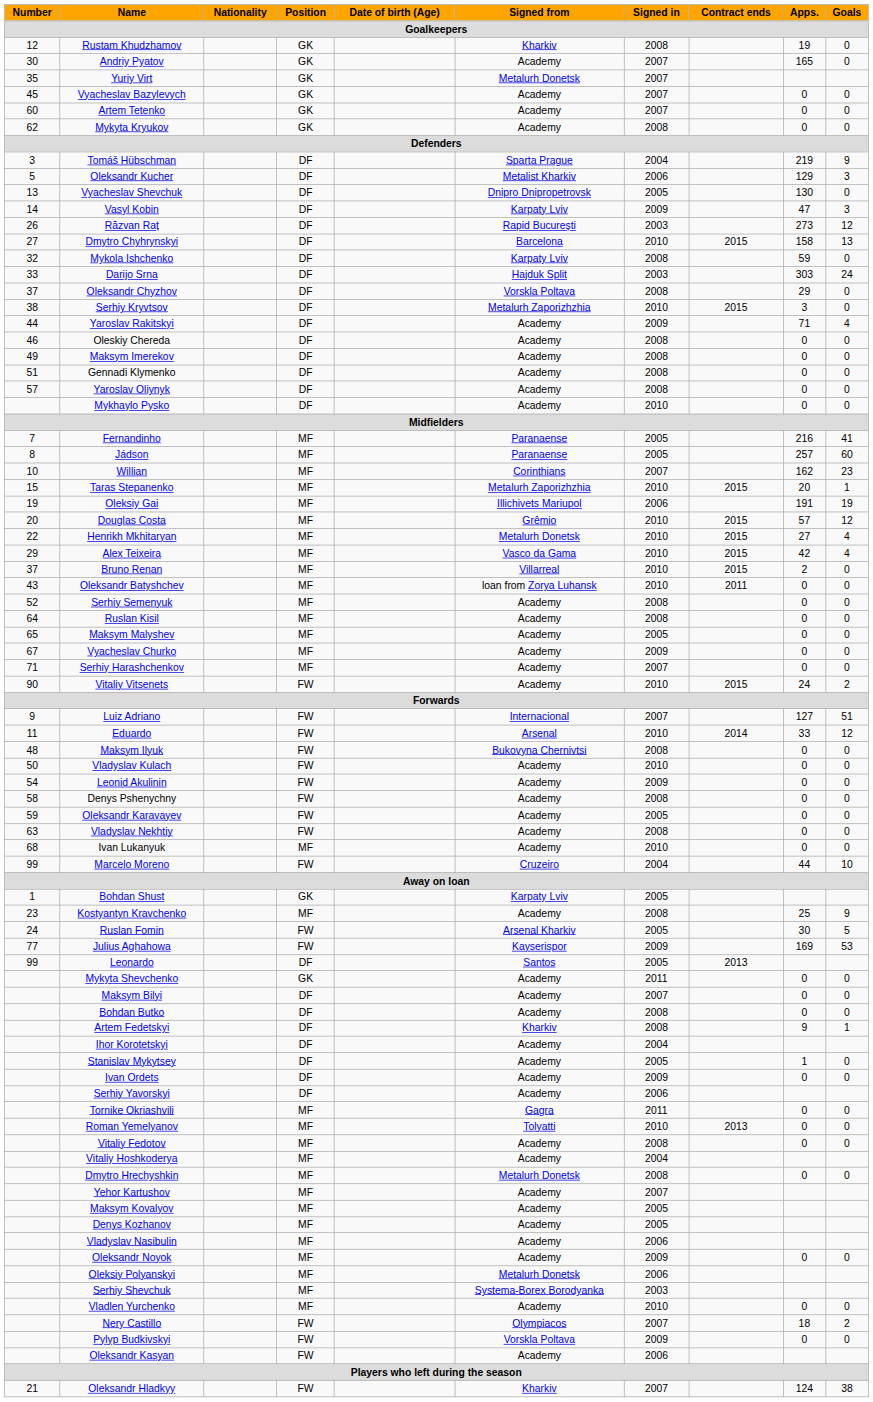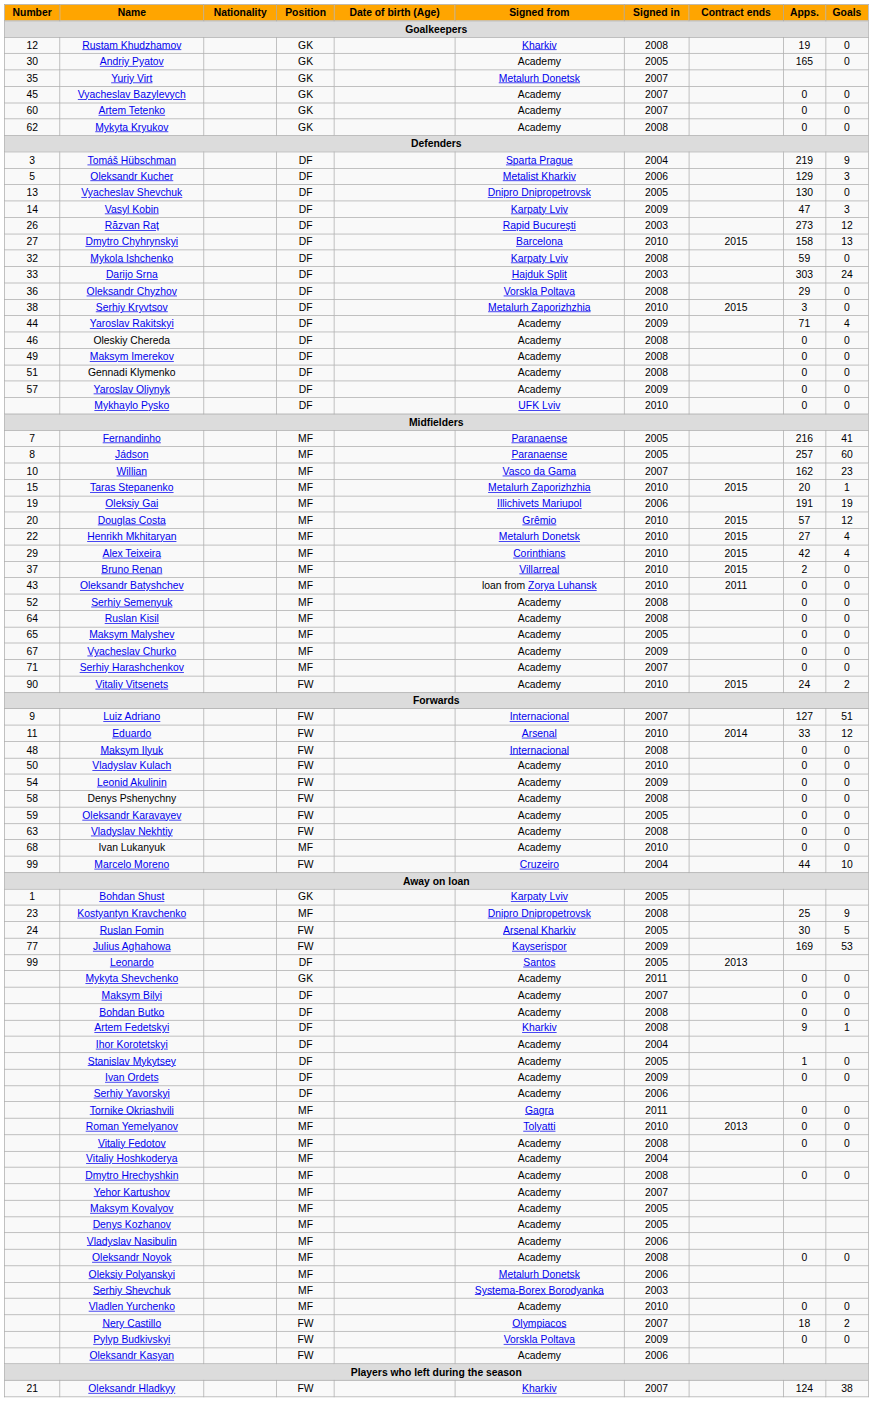(656, 62) 2007 -> (656, 62) 2005
(32, 291) 37 -> (32, 291) 36
(656, 390) 2008 -> (656, 390) 2009
(539, 406) Academy -> (539, 406) UFK Lviv
(539, 472) Corinthians -> (539, 472) Vasco da Gama
(539, 553) Vasco da Gama -> (539, 553) Corinthians
(539, 750) Bukovyna Chernivtsi -> (539, 750) Internacional
(539, 914) Academy -> (539, 914) Dnipro Dnipropetrovsk
(539, 1176) Metalurh Donetsk -> (539, 1176) Academy
(656, 1258) 2009 -> (656, 1258) 2008
